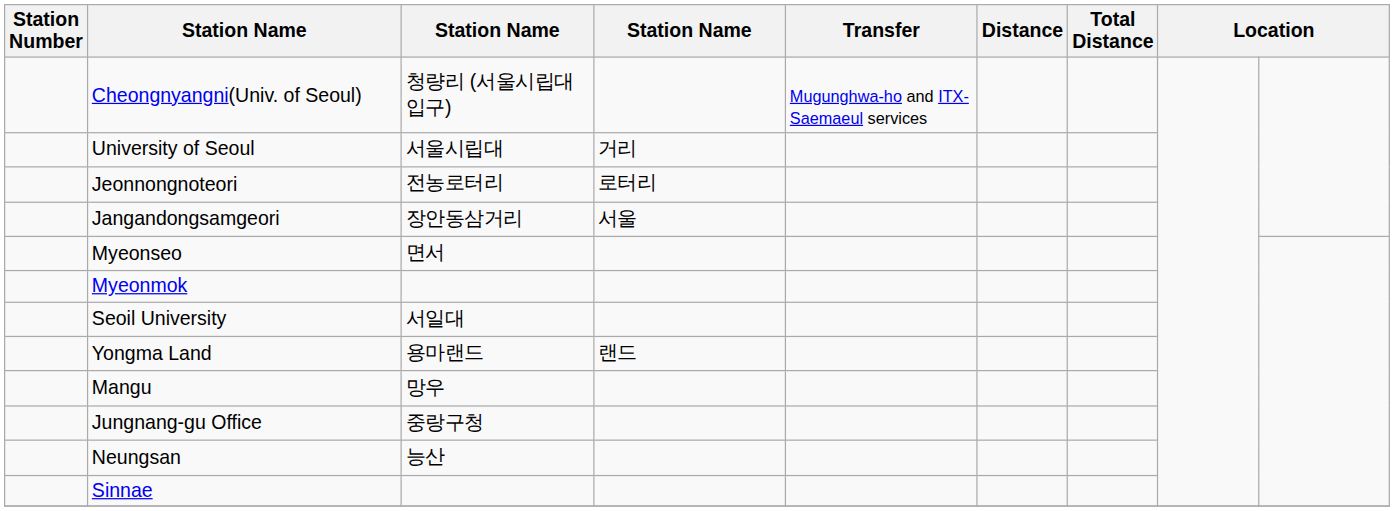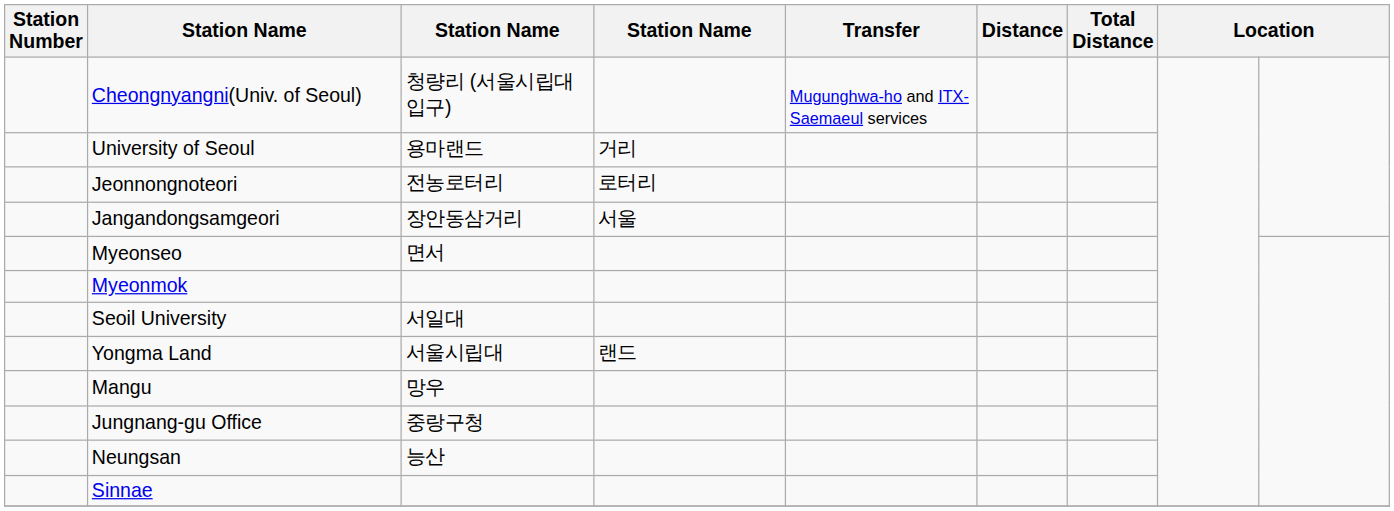(455, 148) 서울시립대 -> (445, 148) 용마랜드
(445, 353) 용마랜드 -> (455, 353) 서울시립대
